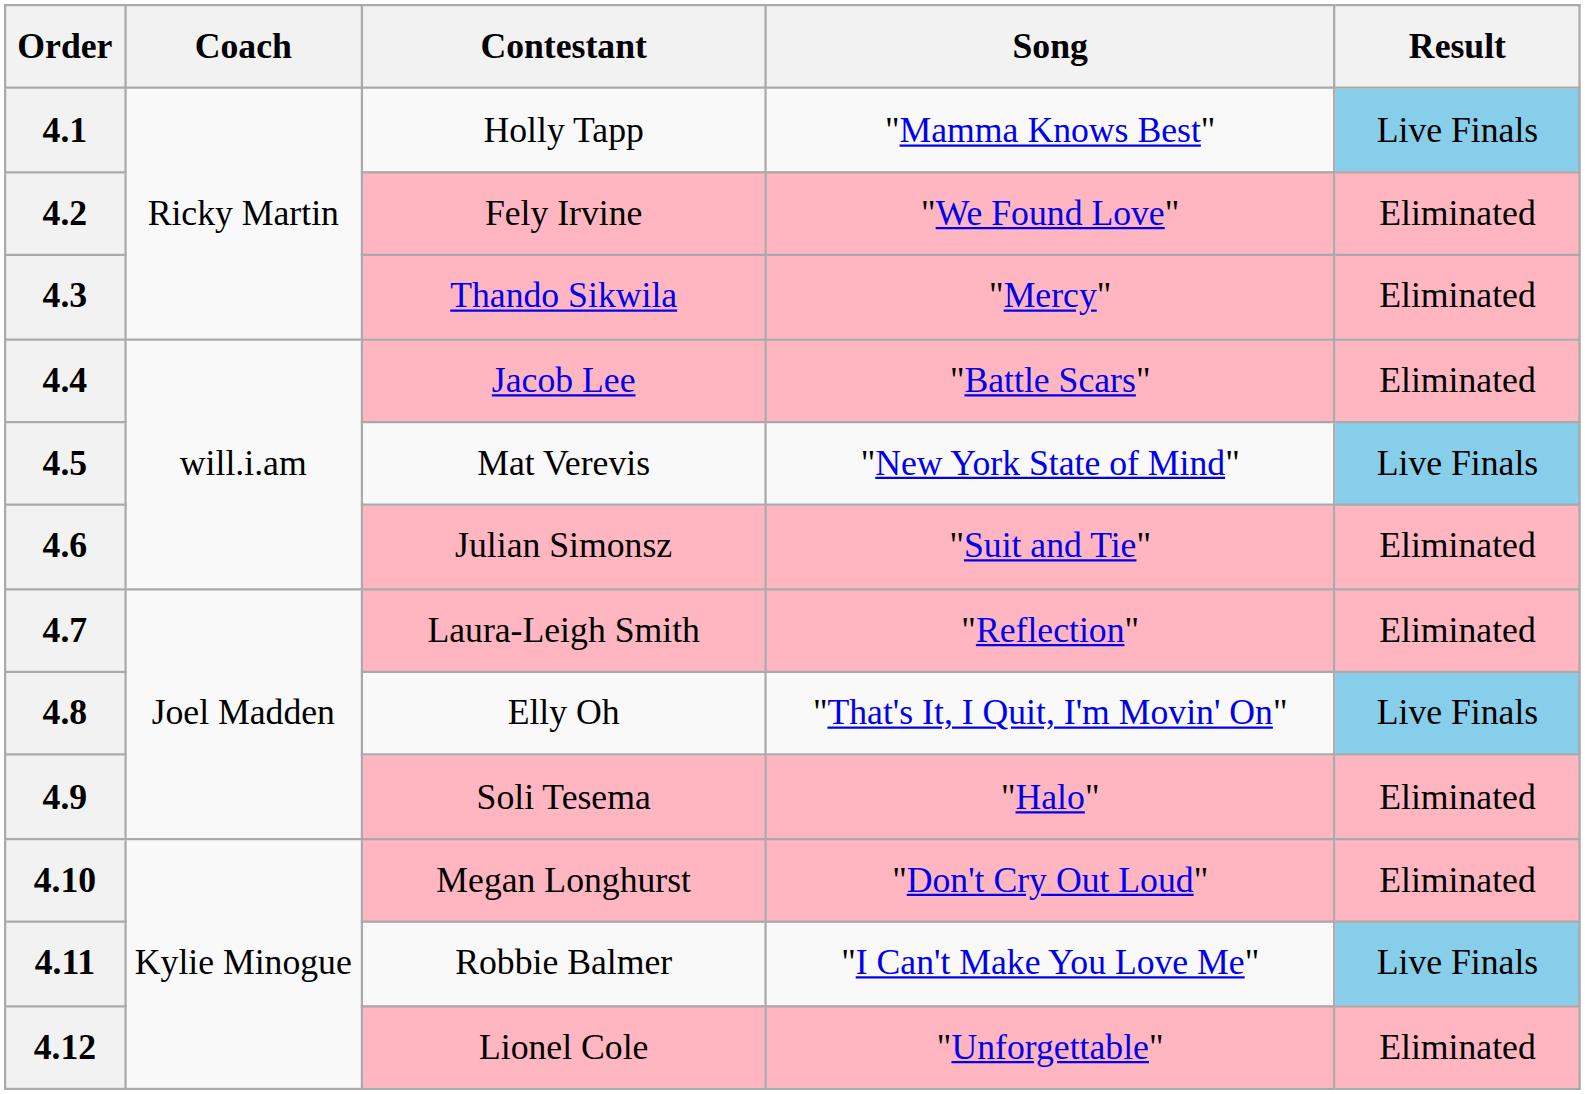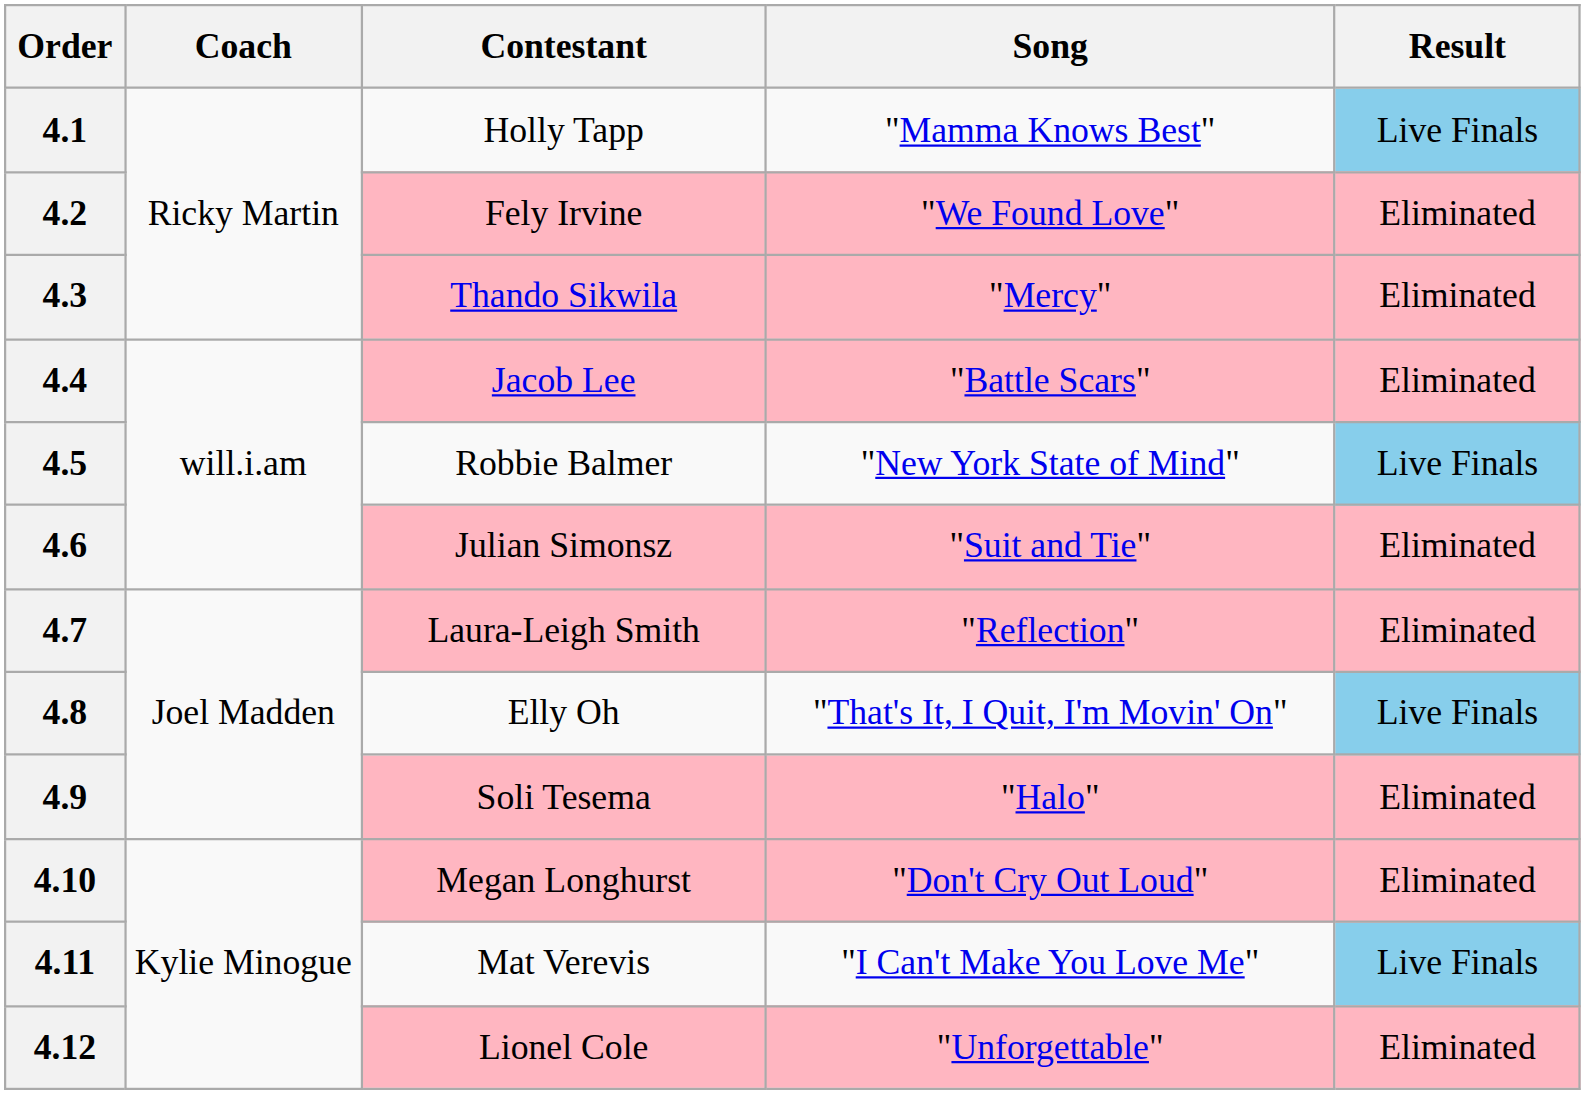(564, 462) Mat Verevis -> (564, 462) Robbie Balmer
(564, 962) Robbie Balmer -> (564, 962) Mat Verevis
